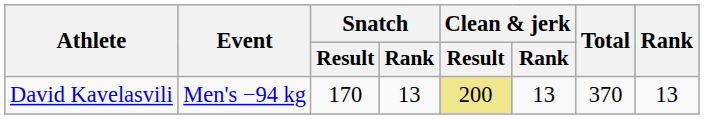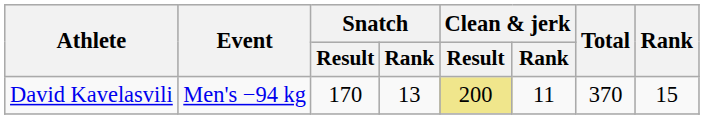(544, 95) 13 -> (544, 95) 11
(667, 95) 13 -> (667, 95) 15
